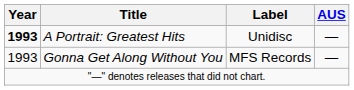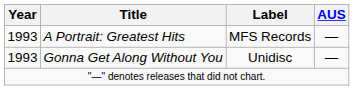(22, 36) bold -> (22, 36) normal
(270, 36) Unidisc -> (270, 36) MFS Records
(270, 57) MFS Records -> (270, 57) Unidisc
